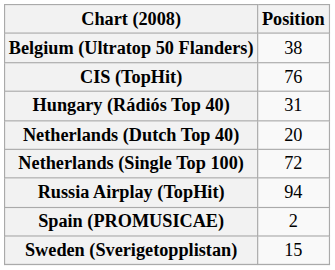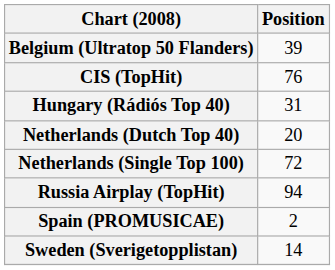(293, 47) 38 -> (293, 47) 39
(293, 250) 15 -> (293, 250) 14
